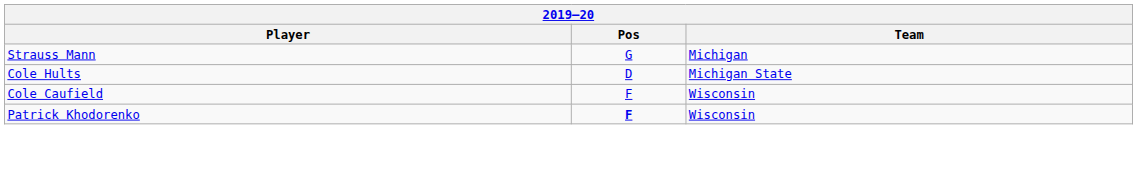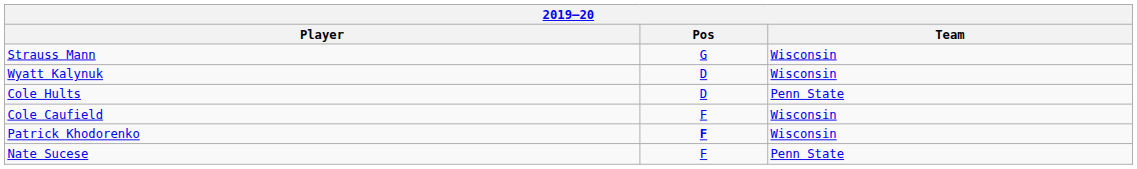(718, 54) Michigan -> (804, 54) Wisconsin
+ row: (55, 74)
(740, 74) Michigan State -> (807, 94) Penn State
+ row: (48, 154)
